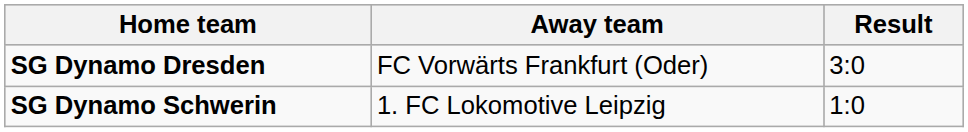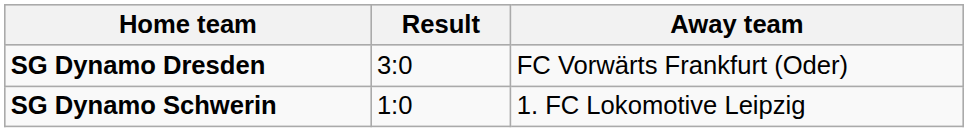columns swapped: (597, 24) <-> (893, 24)
